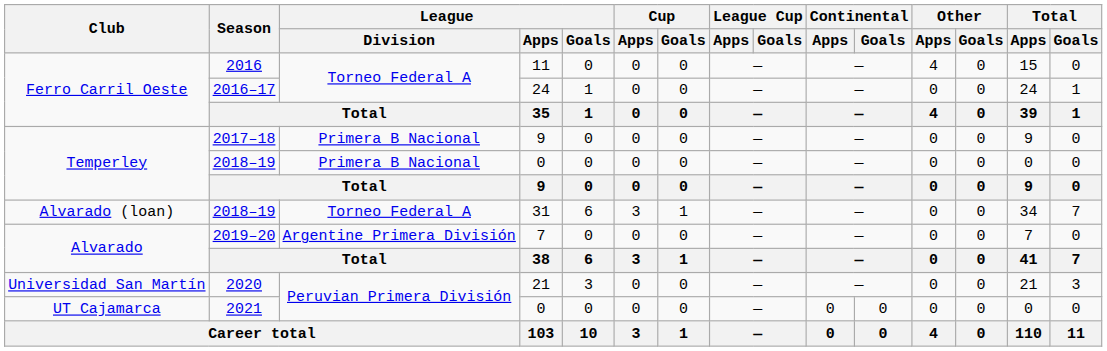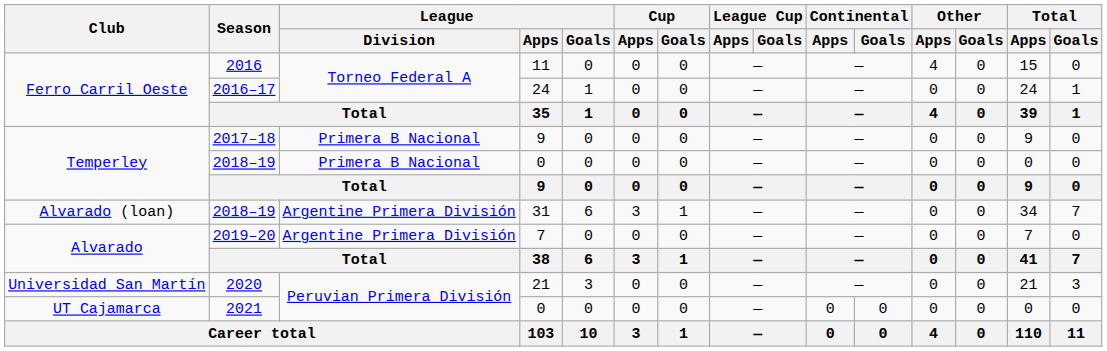(399, 212) Torneo Federal A -> (399, 212) Argentine Primera División
